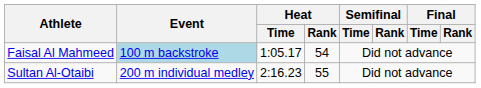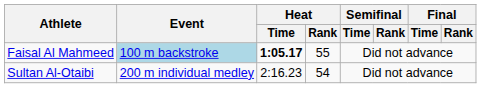(281, 53) normal -> (281, 53) bold
(322, 53) 54 -> (323, 53) 55
(322, 73) 55 -> (323, 73) 54
